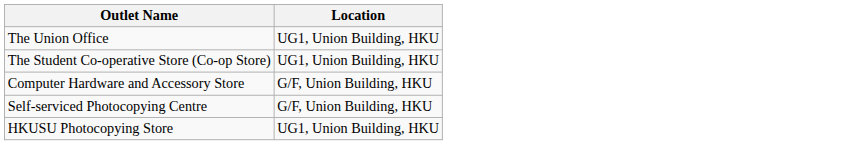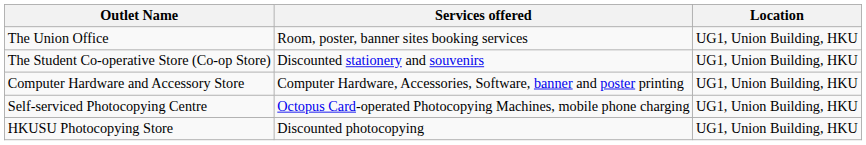+ column: (483, 15)
(355, 83) G/F, Union Building, HKU -> (777, 83) UG1, Union Building, HKU
(355, 106) G/F, Union Building, HKU -> (777, 106) UG1, Union Building, HKU
